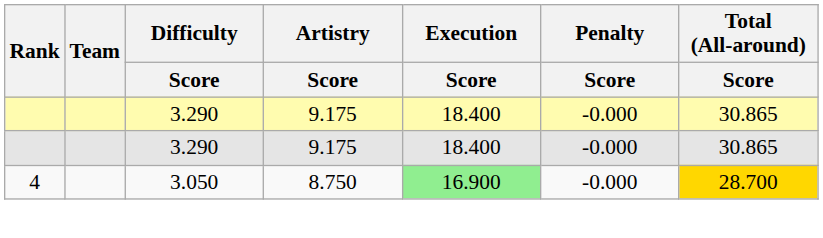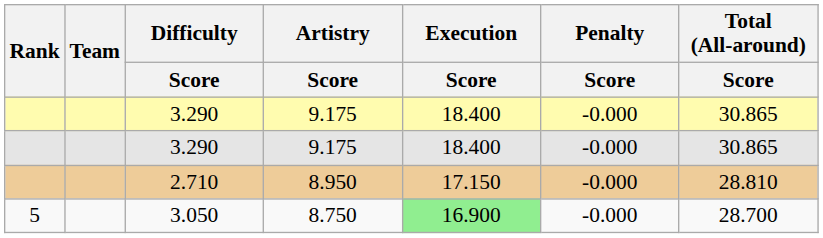+ row: (194, 181)
(35, 181) 4 -> (35, 215) 5
(748, 181) gold background -> (748, 215) no background
